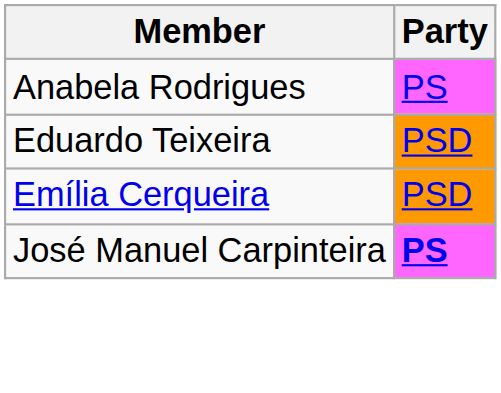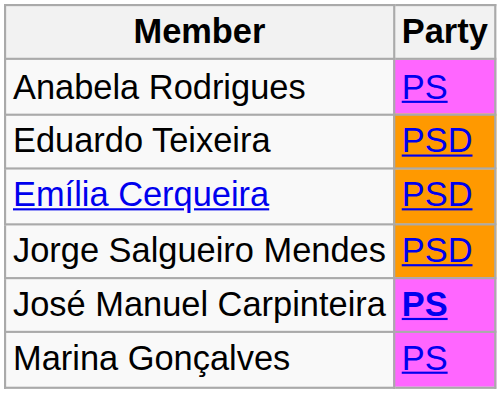+ row: (199, 250)
+ row: (152, 359)
